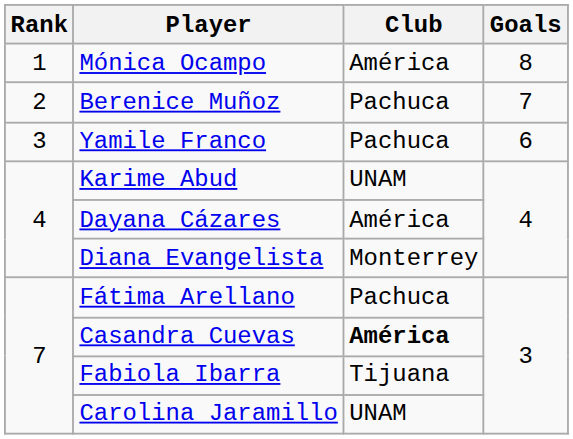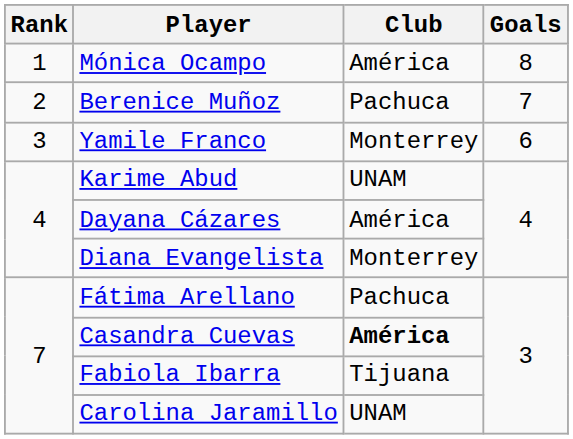(399, 141) Pachuca -> (414, 141) Monterrey
